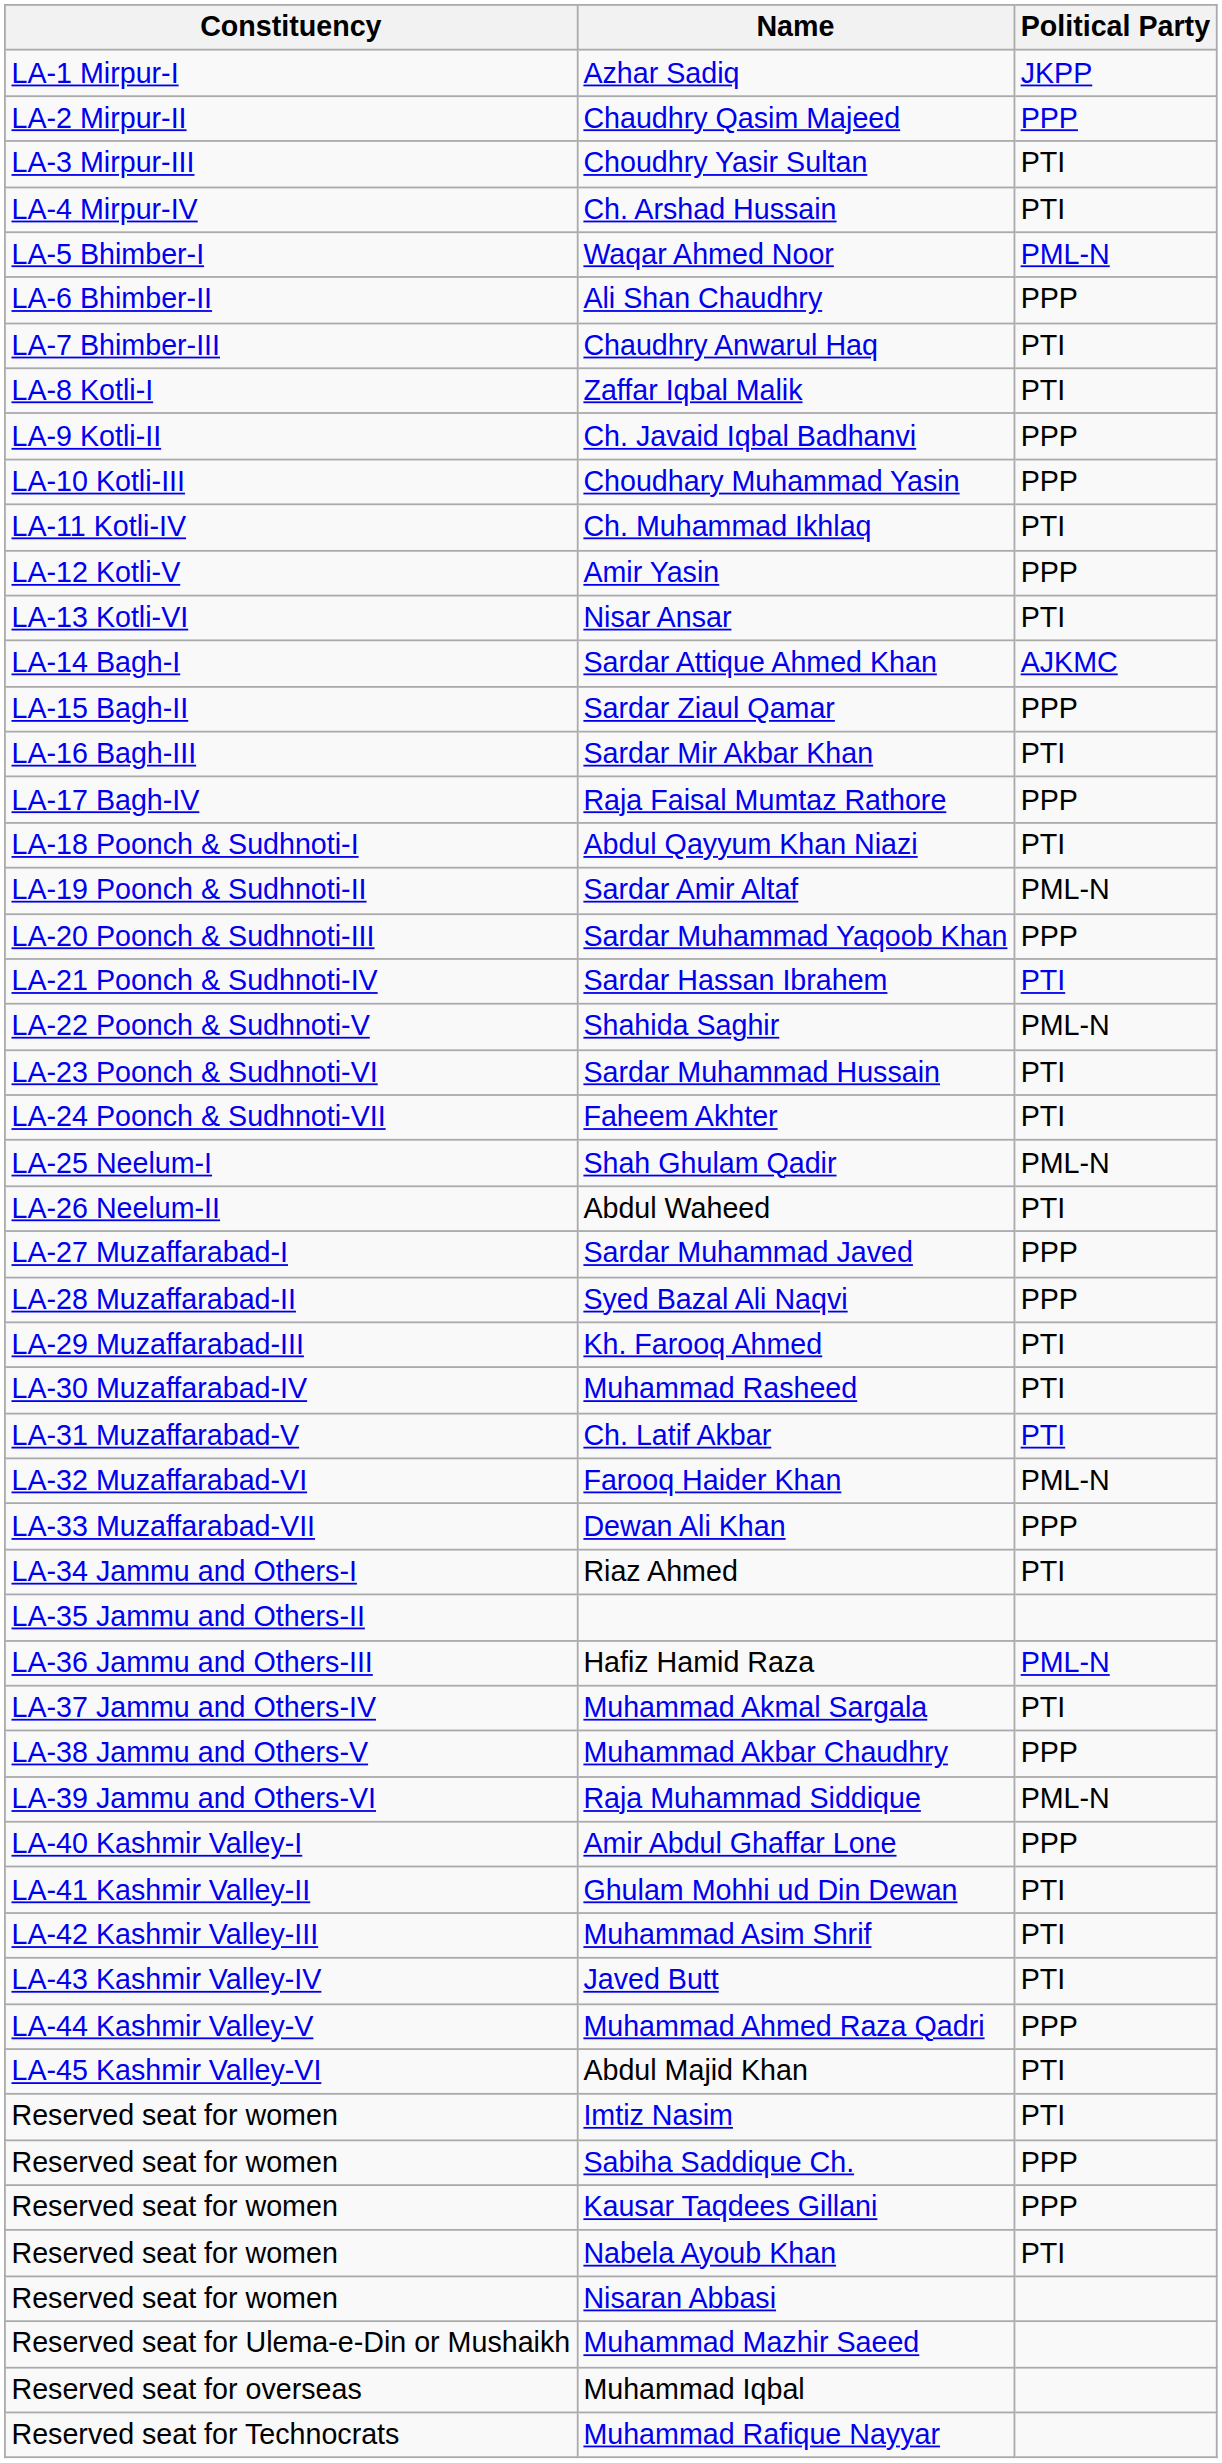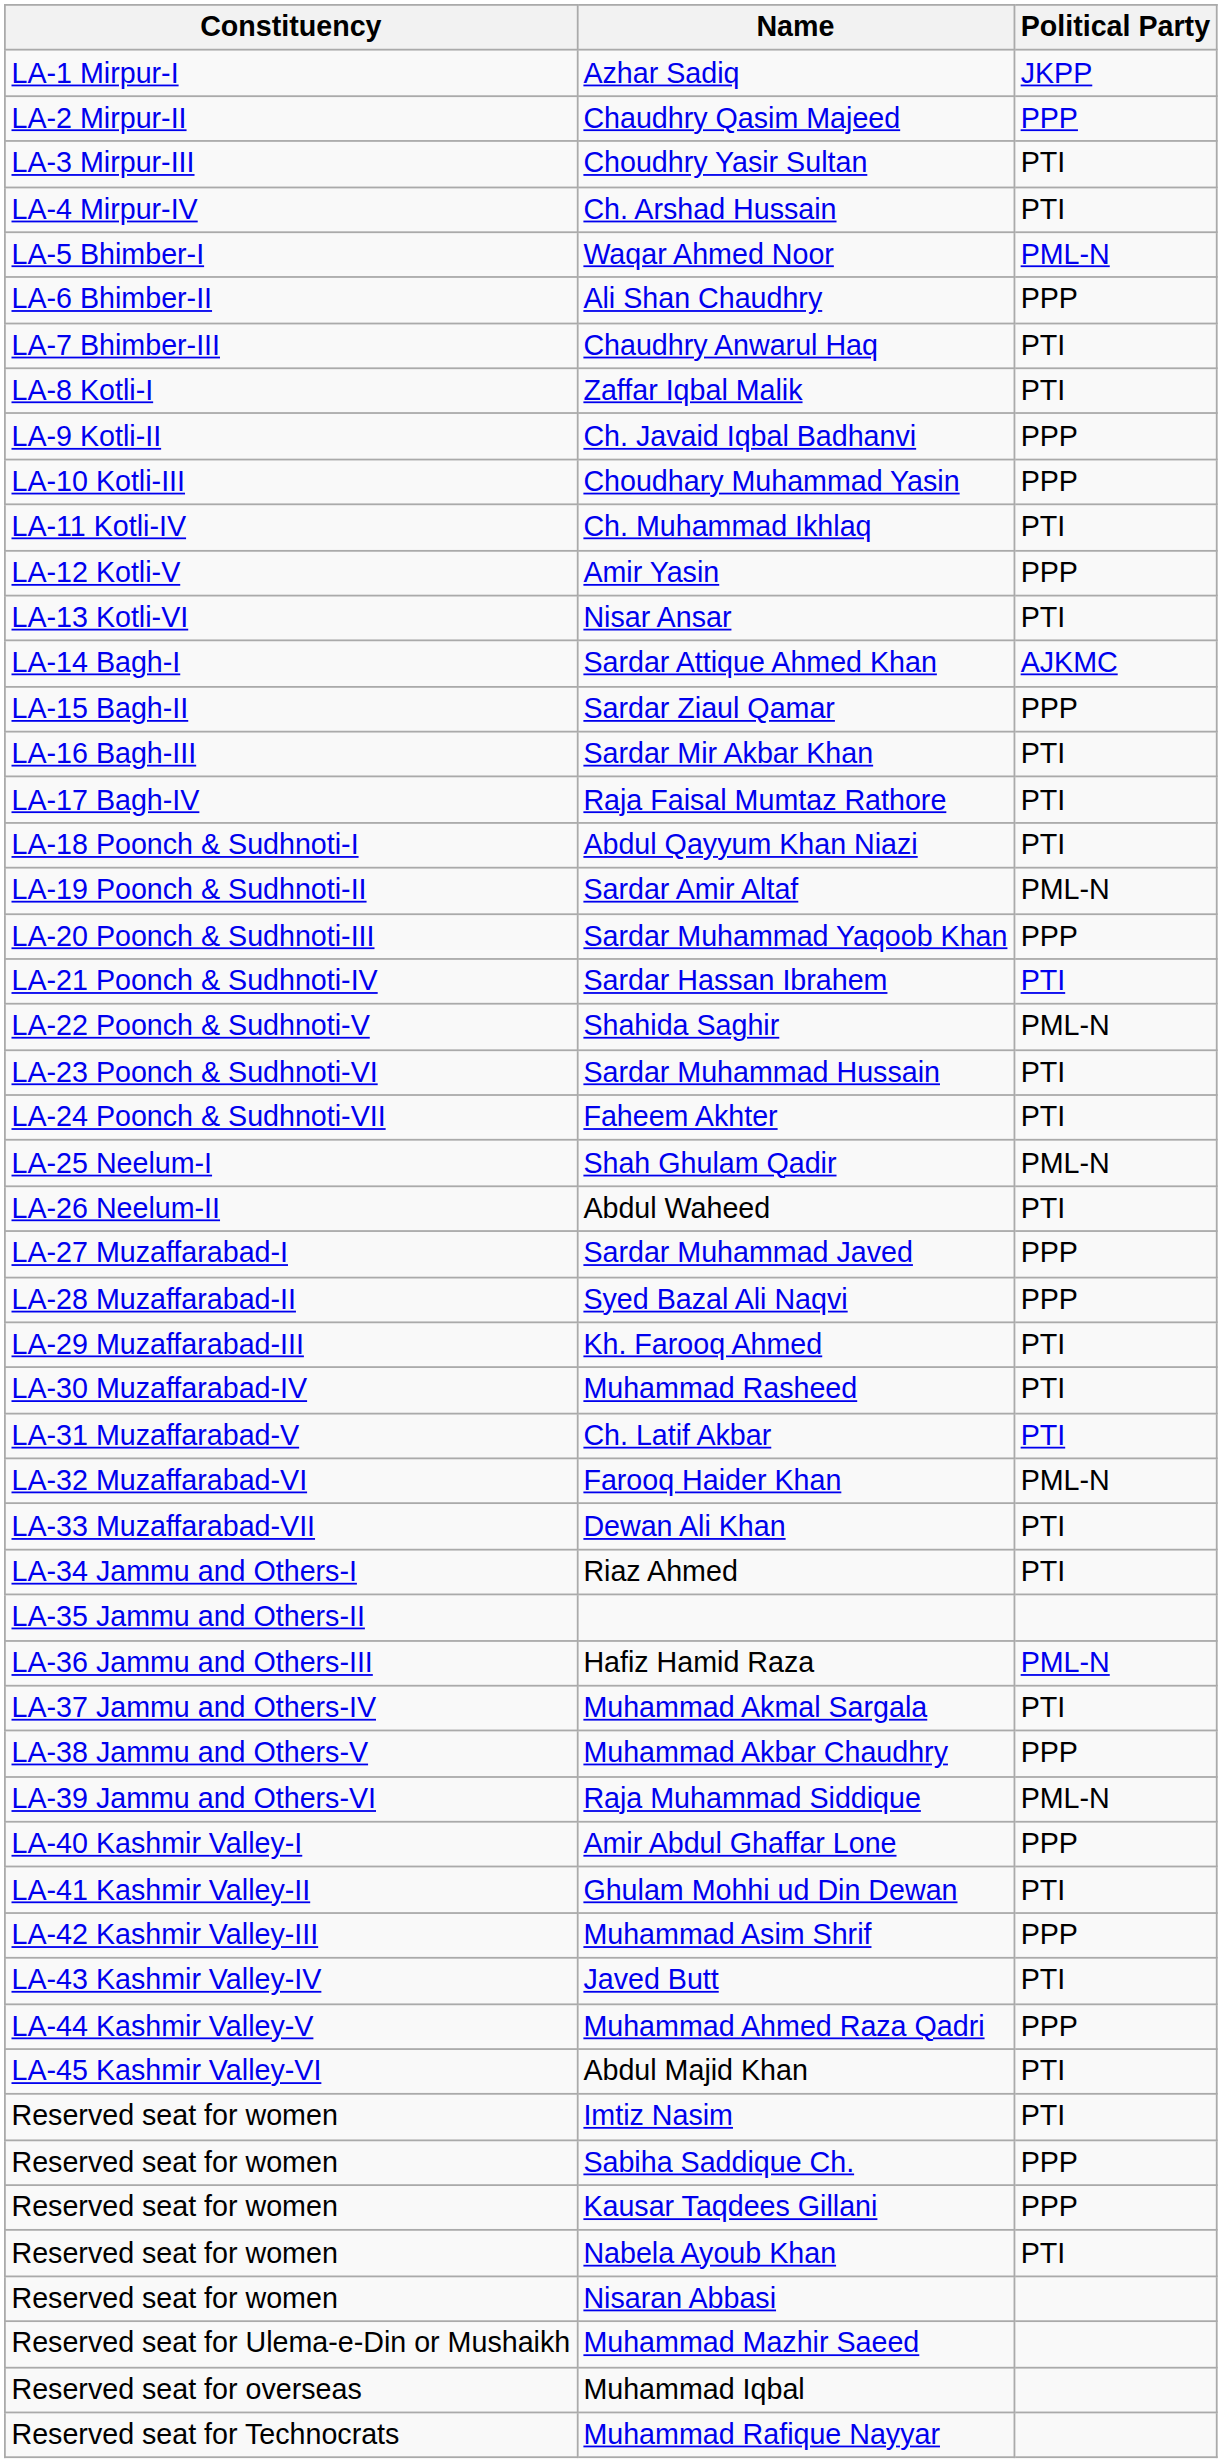(1049, 799) PPP -> (1043, 799) PTI
(1049, 1526) PPP -> (1043, 1526) PTI
(1043, 1934) PTI -> (1049, 1934) PPP
